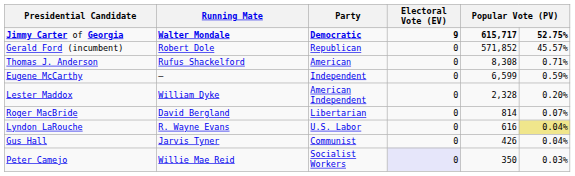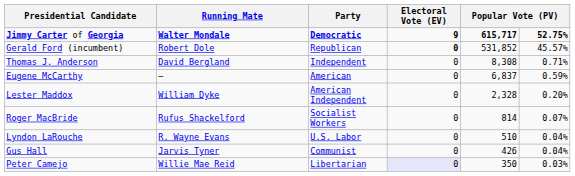(456, 49) normal -> (456, 49) bold
(499, 49) 571,852 -> (499, 49) 531,852
(202, 62) Rufus Shackelford -> (194, 62) David Bergland
(331, 62) American -> (338, 62) Independent
(338, 76) Independent -> (331, 76) American
(504, 76) 6,599 -> (504, 76) 6,837
(194, 113) David Bergland -> (202, 118) Rufus Shackelford
(338, 113) Libertarian -> (333, 118) Socialist Workers
(509, 127) 616 -> (509, 137) 510
(555, 127) khaki background -> (555, 137) no background
(333, 160) Socialist Workers -> (338, 164) Libertarian
